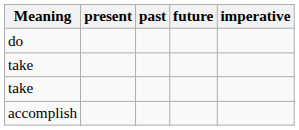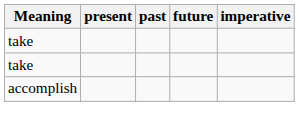- row: (16, 40)
